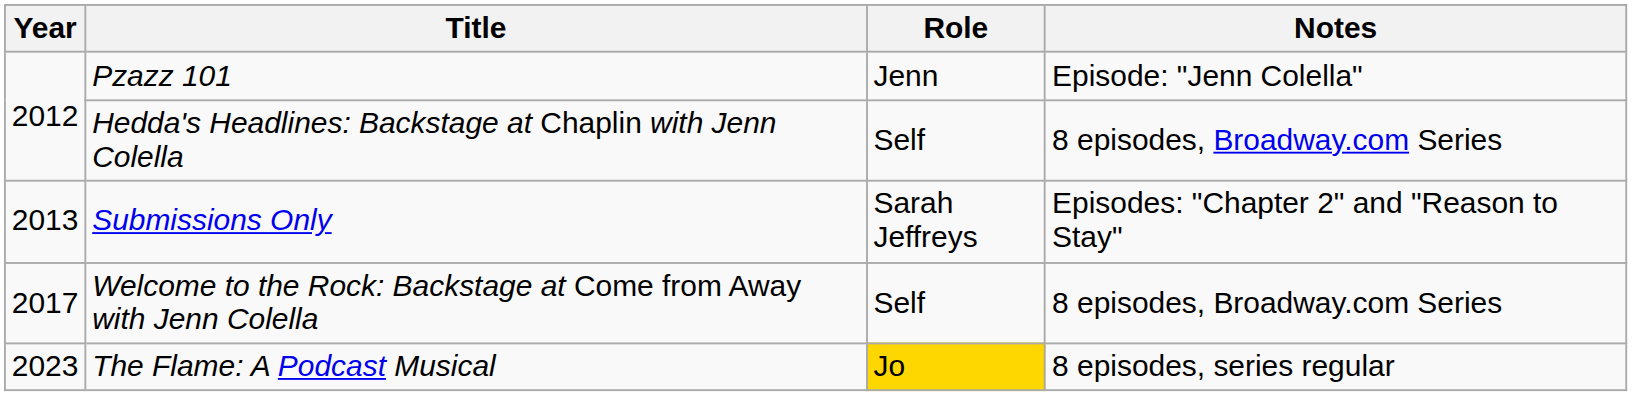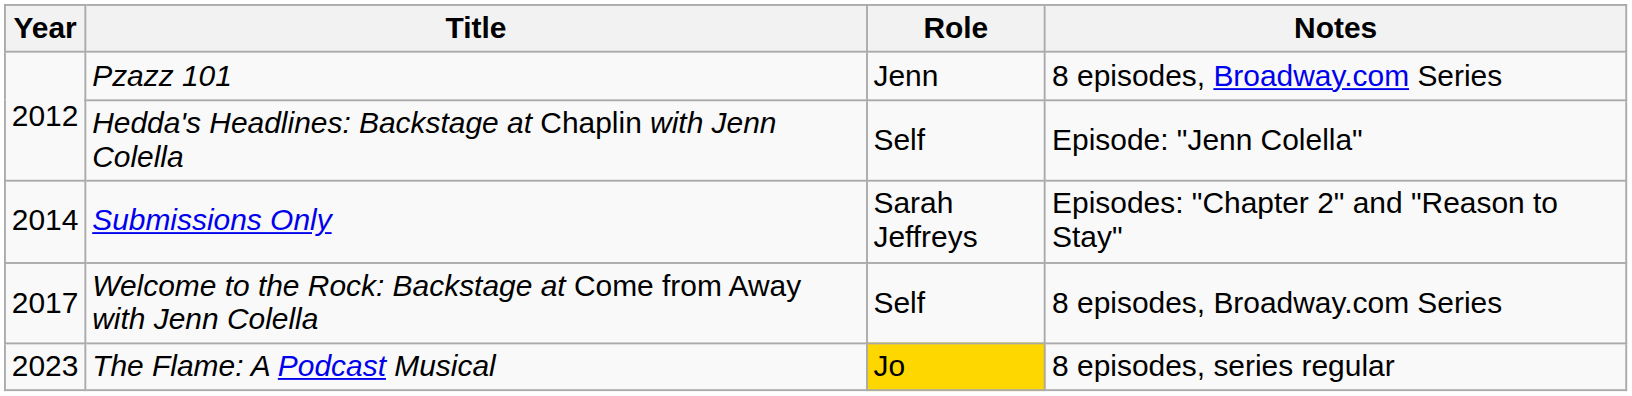(1207, 75) Episode: "Jenn Colella" -> (1277, 75) 8 episodes, Broadway.com Series
(1277, 139) 8 episodes, Broadway.com Series -> (1207, 139) Episode: "Jenn Colella"
(45, 221) 2013 -> (45, 221) 2014
